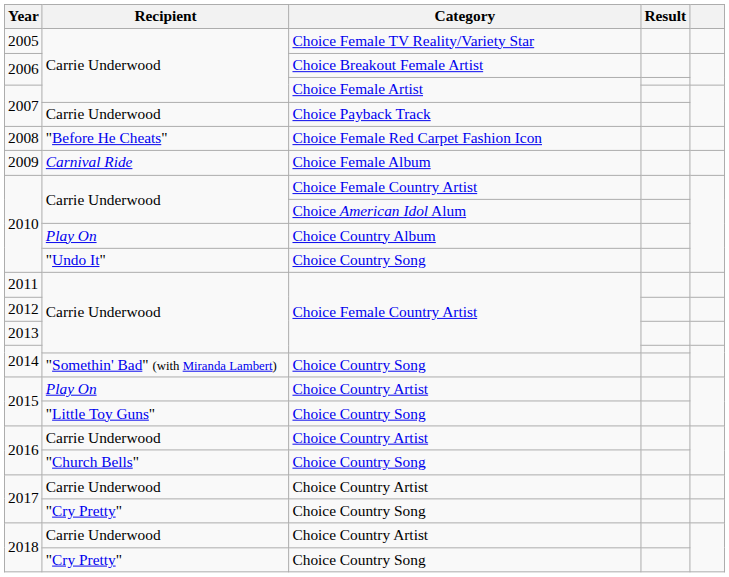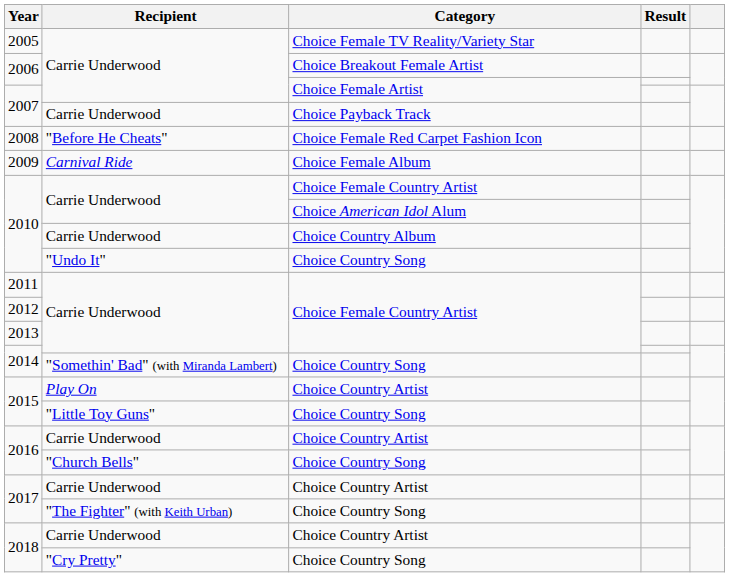(71, 235) Play On -> (103, 235) Carrie Underwood
(84, 510) "Cry Pretty" -> (139, 510) "The Fighter" (with Keith Urban)
